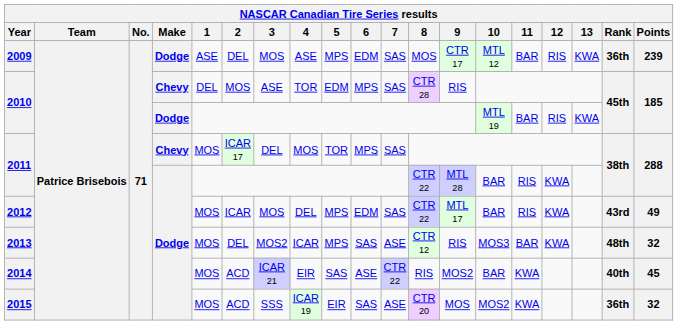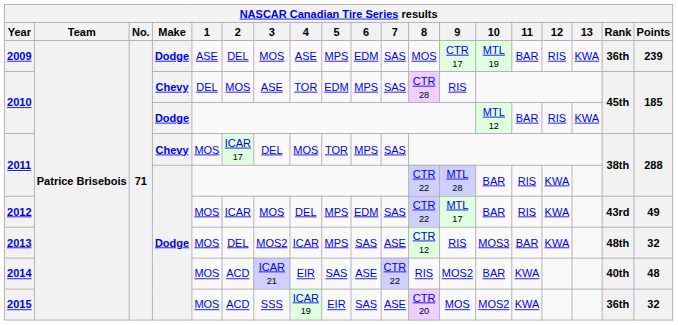(494, 56) MTL 12 -> (494, 56) MTL 19
(494, 118) MTL 19 -> (494, 118) MTL 12
(653, 273) 45 -> (653, 273) 48
